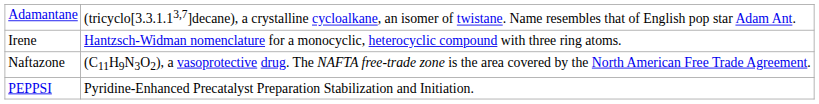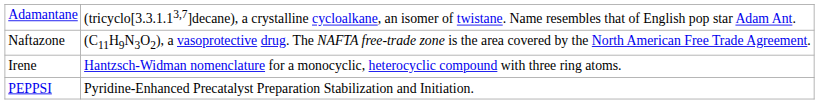rows swapped: (22, 40) <-> (37, 62)
